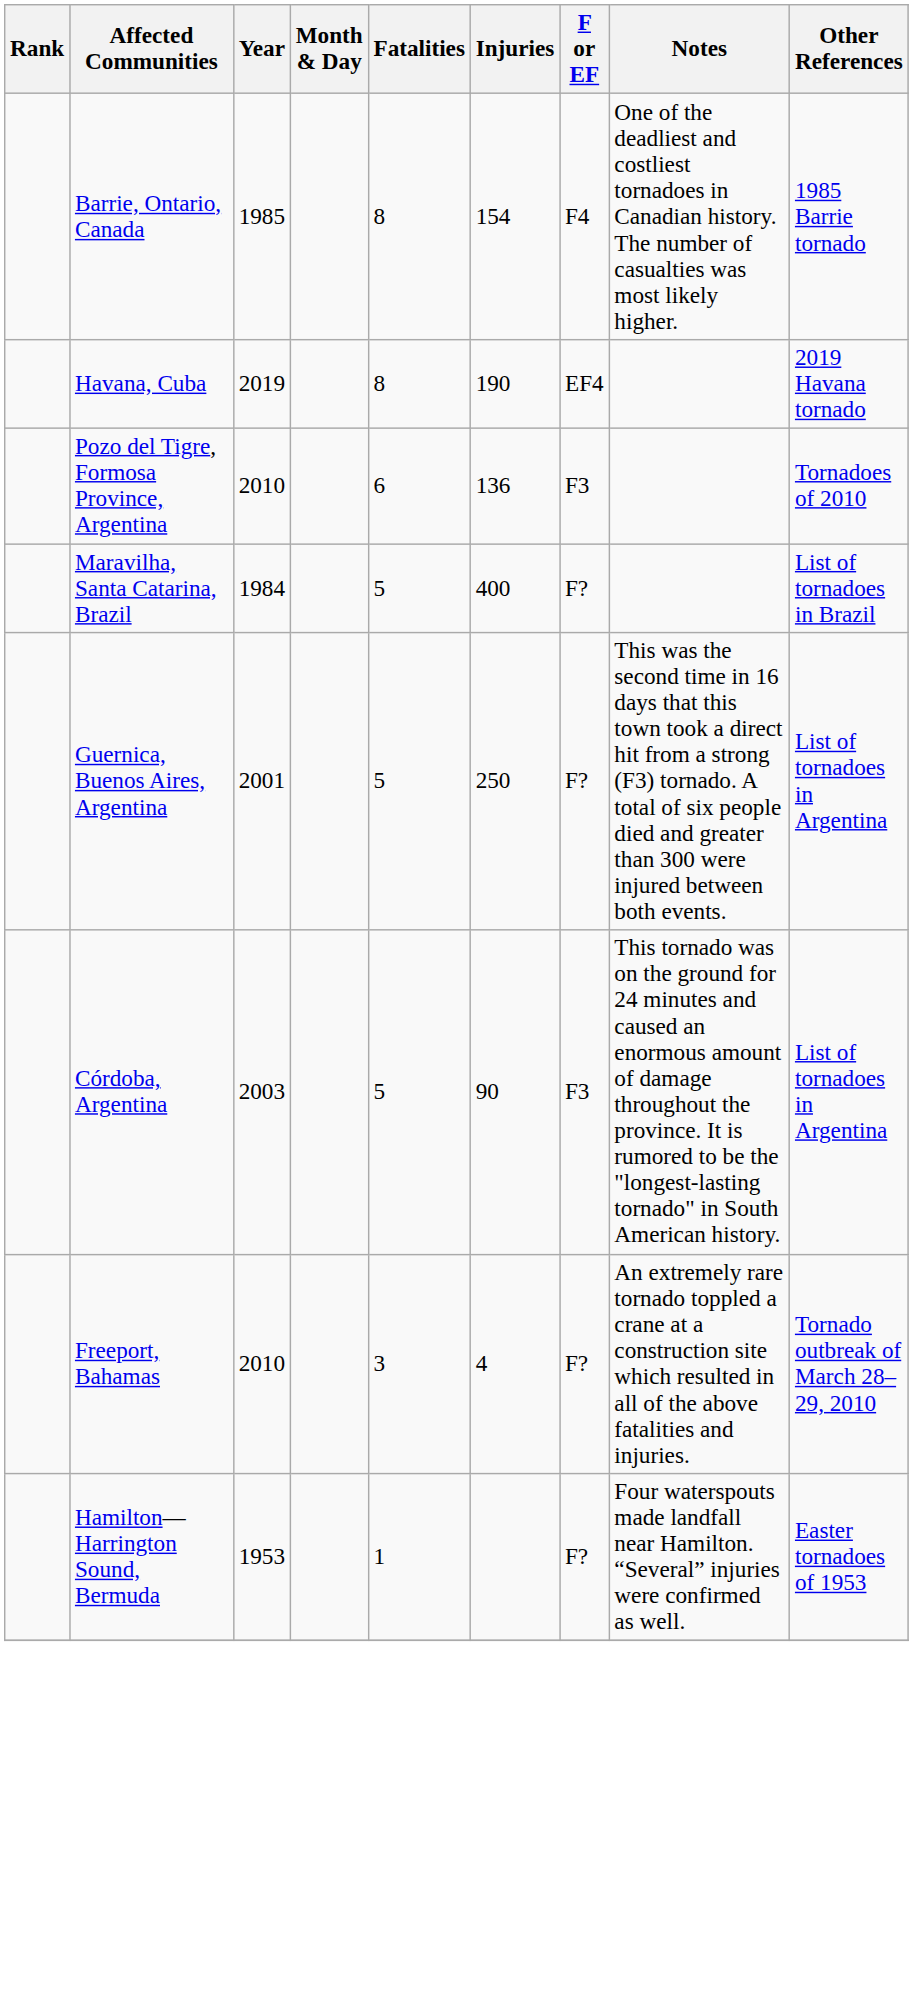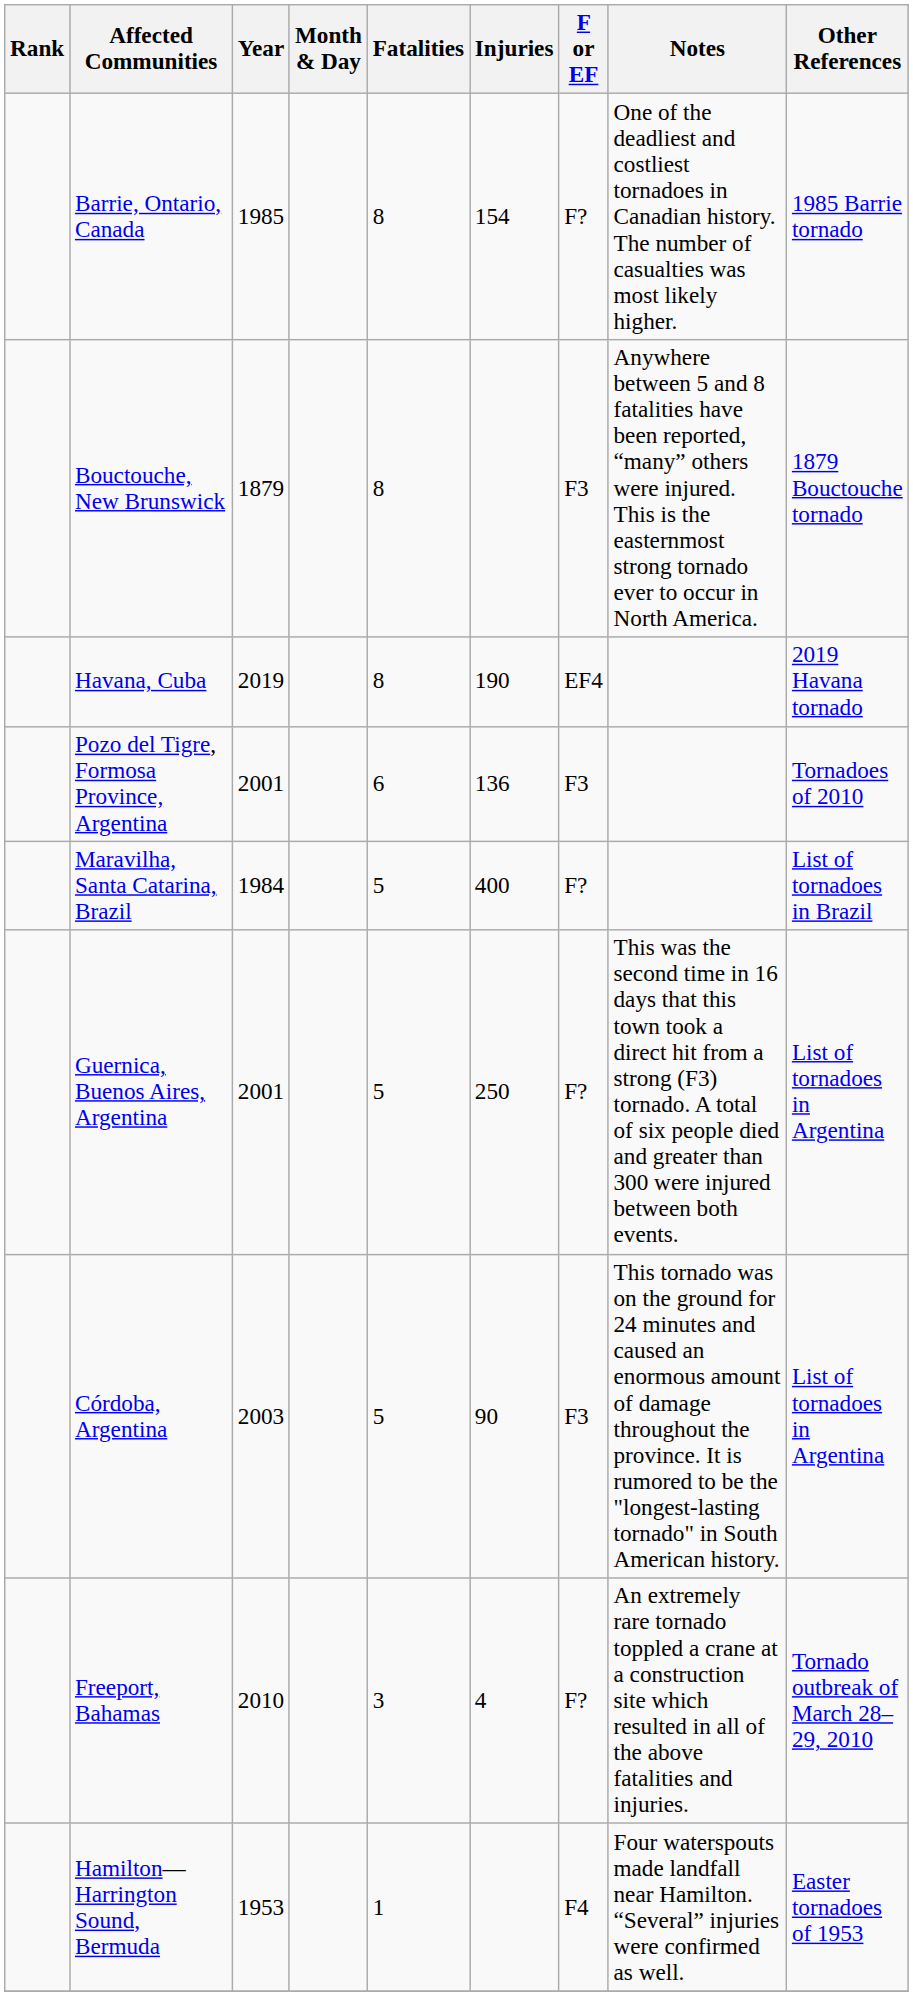(577, 216) F4 -> (576, 216) F?
+ row: (150, 487)
(262, 485) 2010 -> (261, 783) 2001
(577, 1556) F? -> (576, 1906) F4
